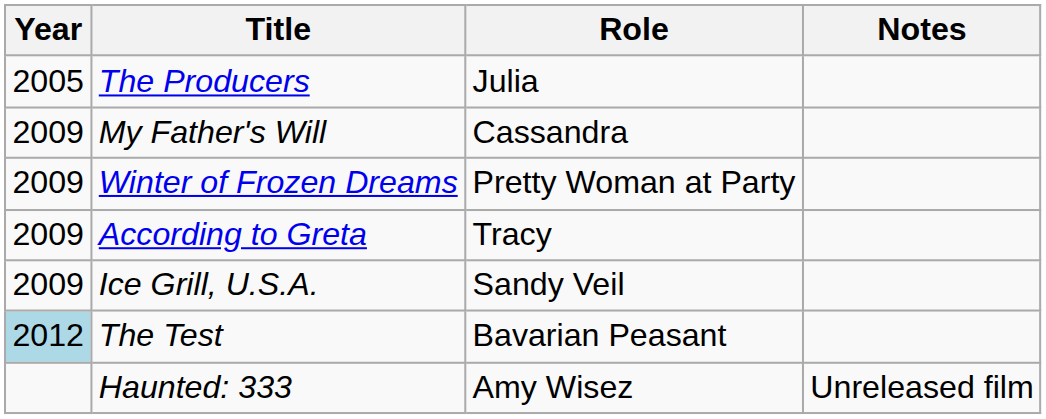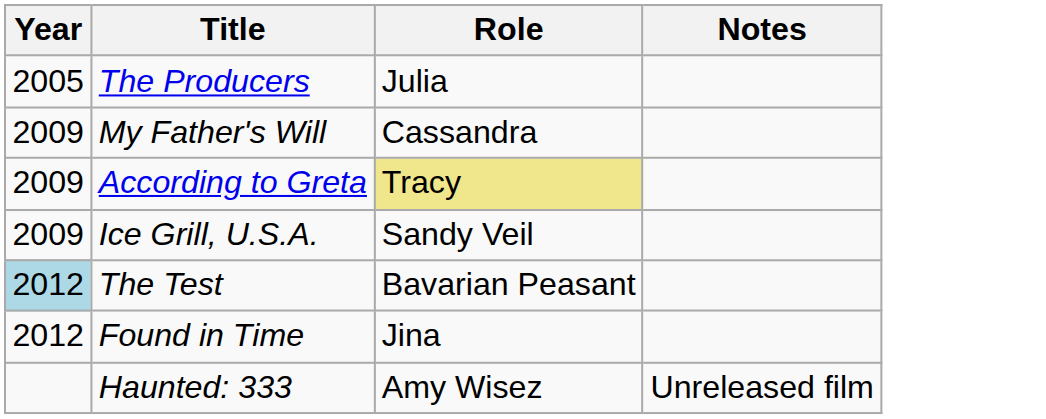- row: (278, 183)
(512, 234) no background -> (421, 183) khaki background
+ row: (201, 336)
